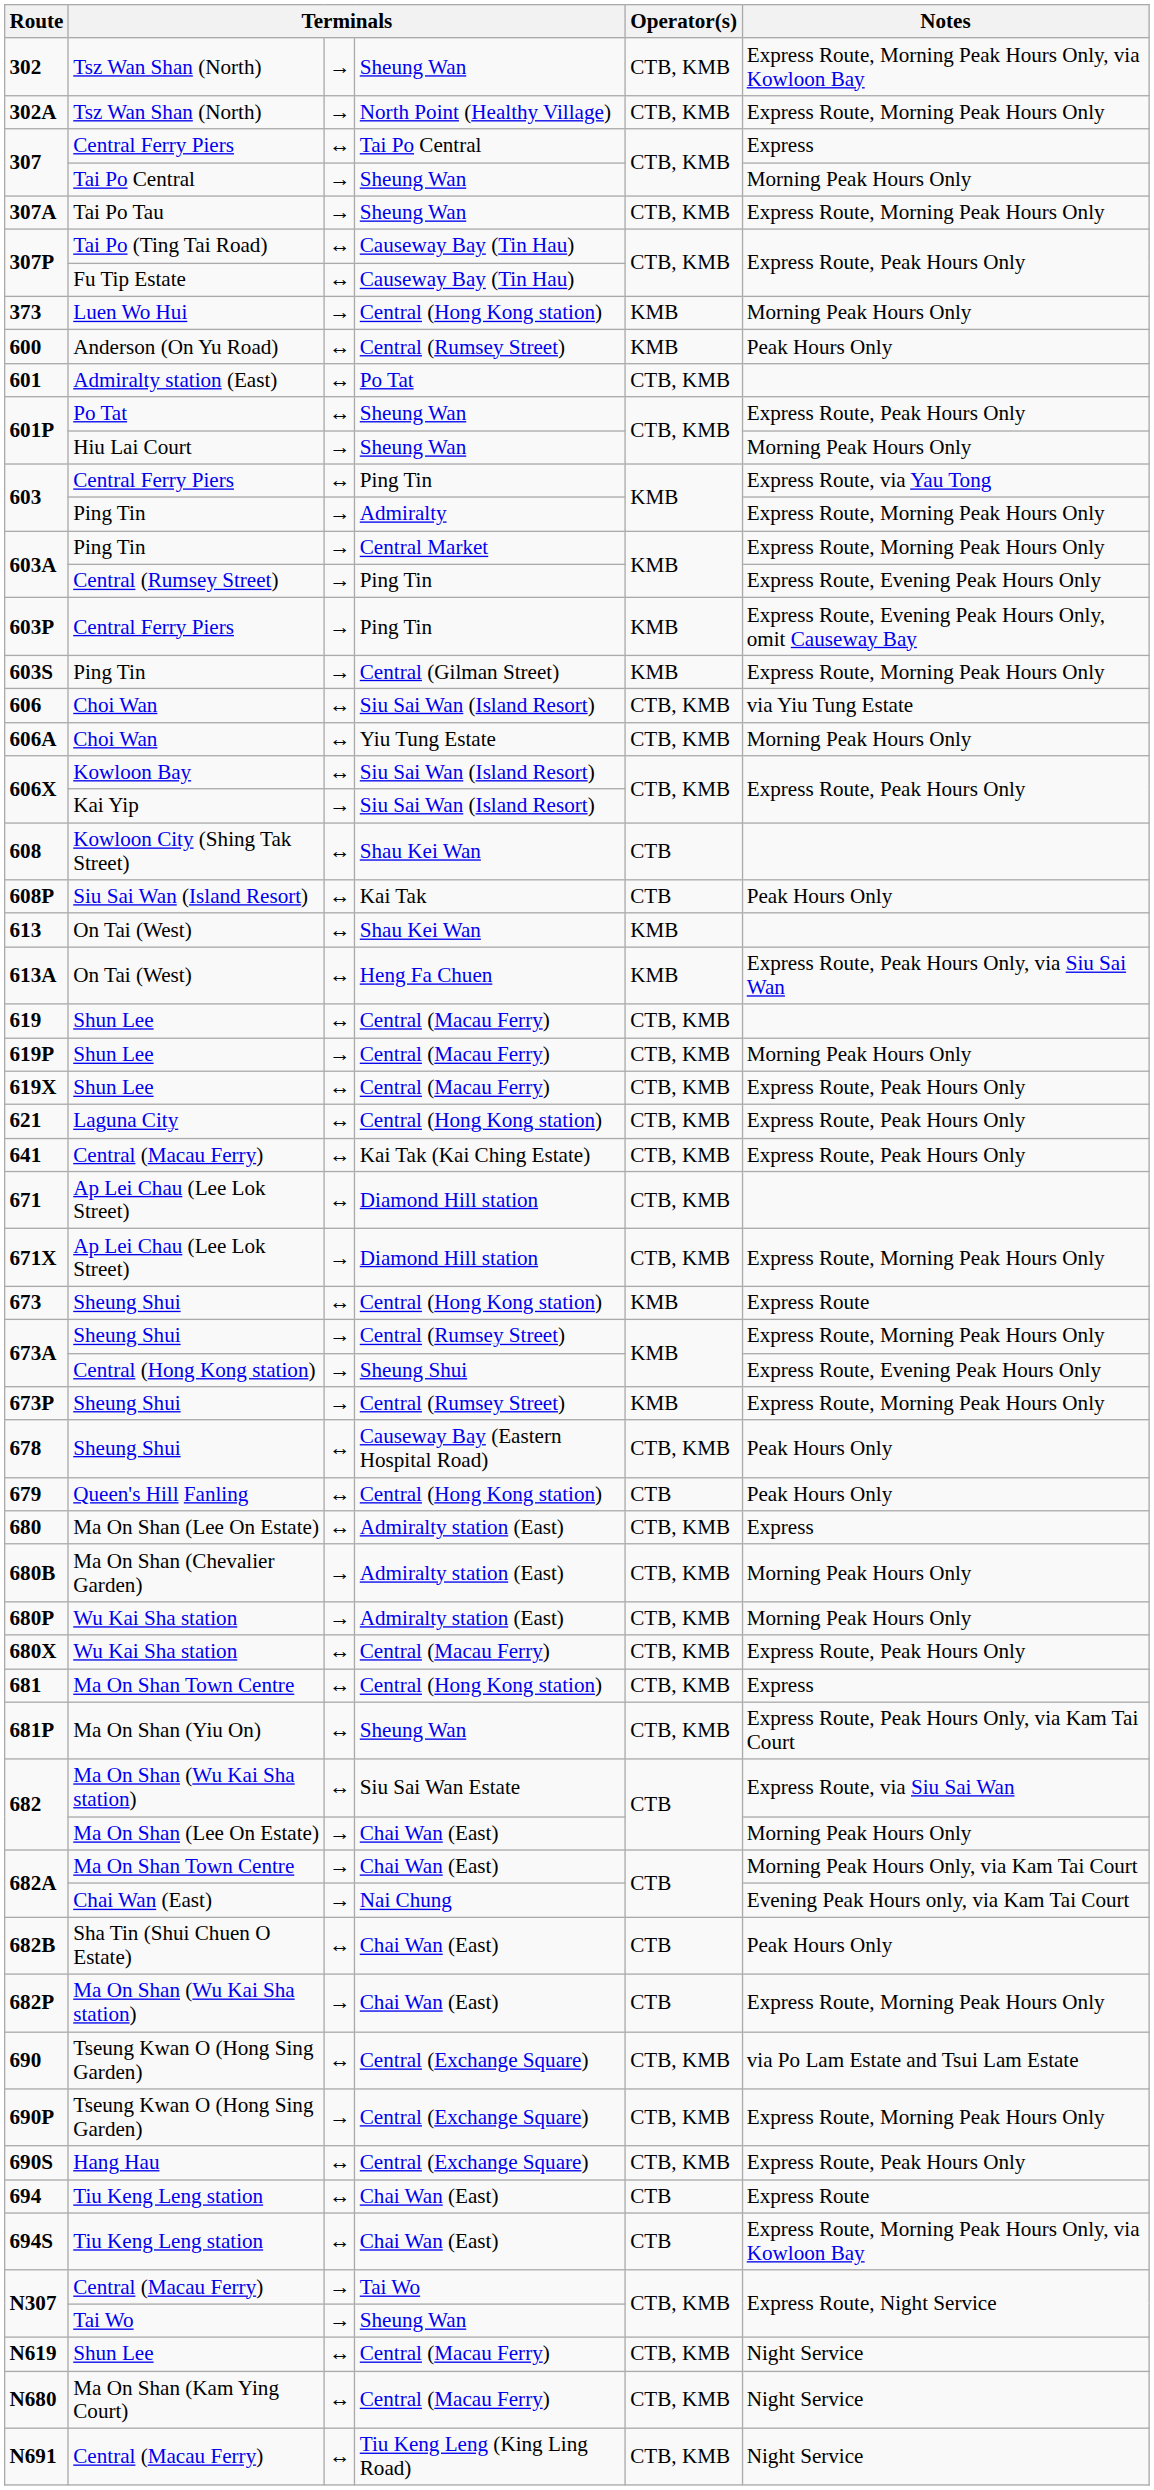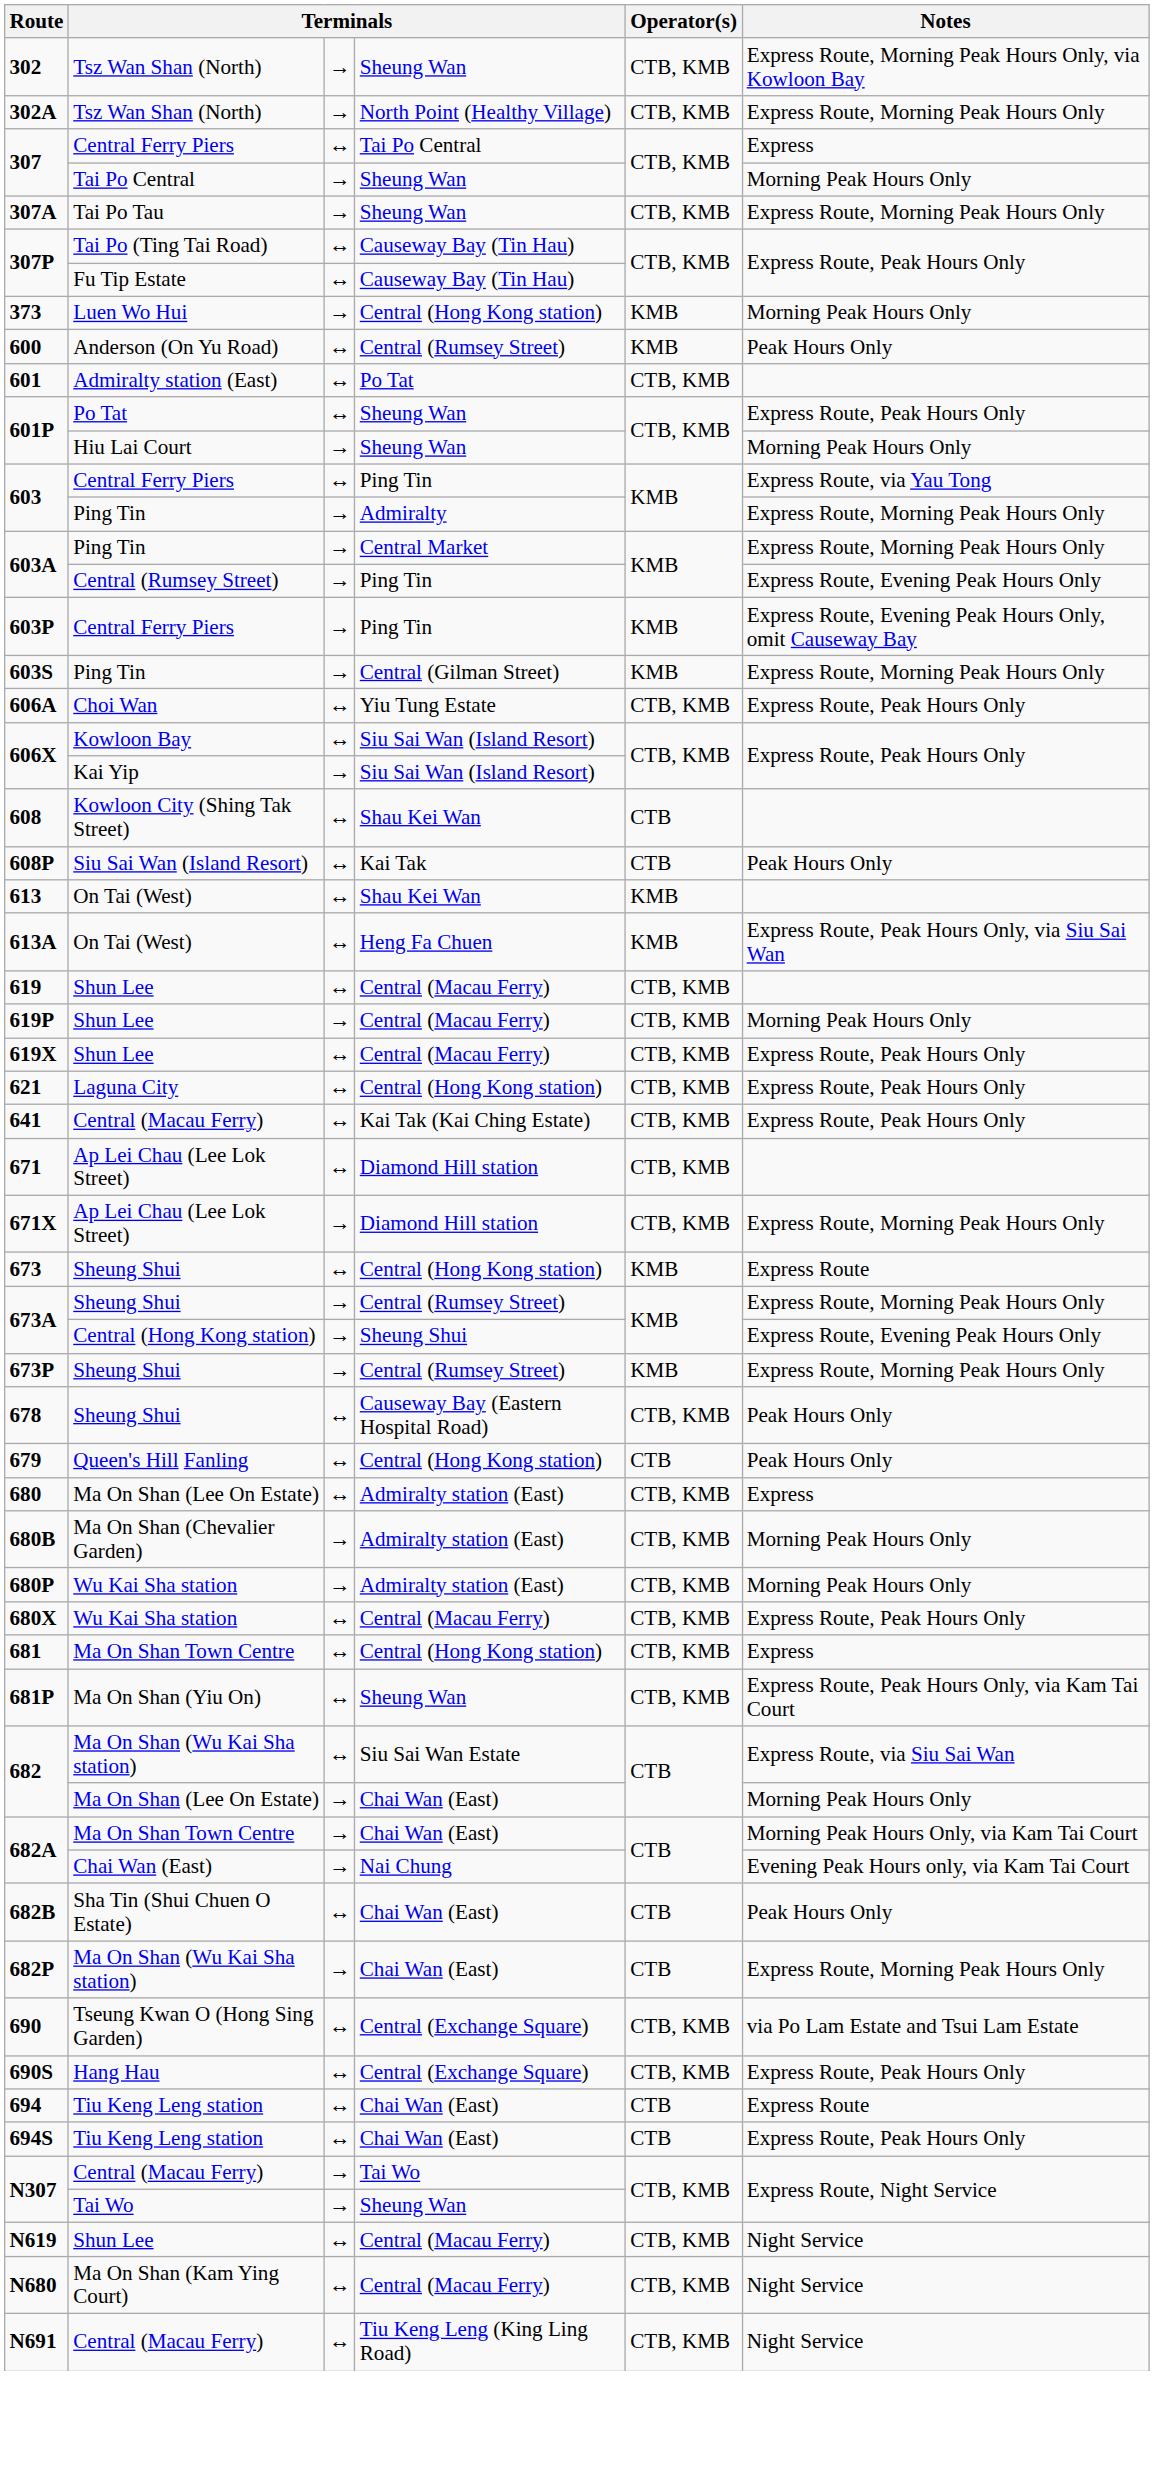- row: (25, 705)
(859, 738) Morning Peak Hours Only -> (886, 705) Express Route, Peak Hours Only
- row: (32, 2117)
(943, 2241) Express Route, Morning Peak Hours Only, via Kowloon Bay -> (886, 2138) Express Route, Peak Hours Only
